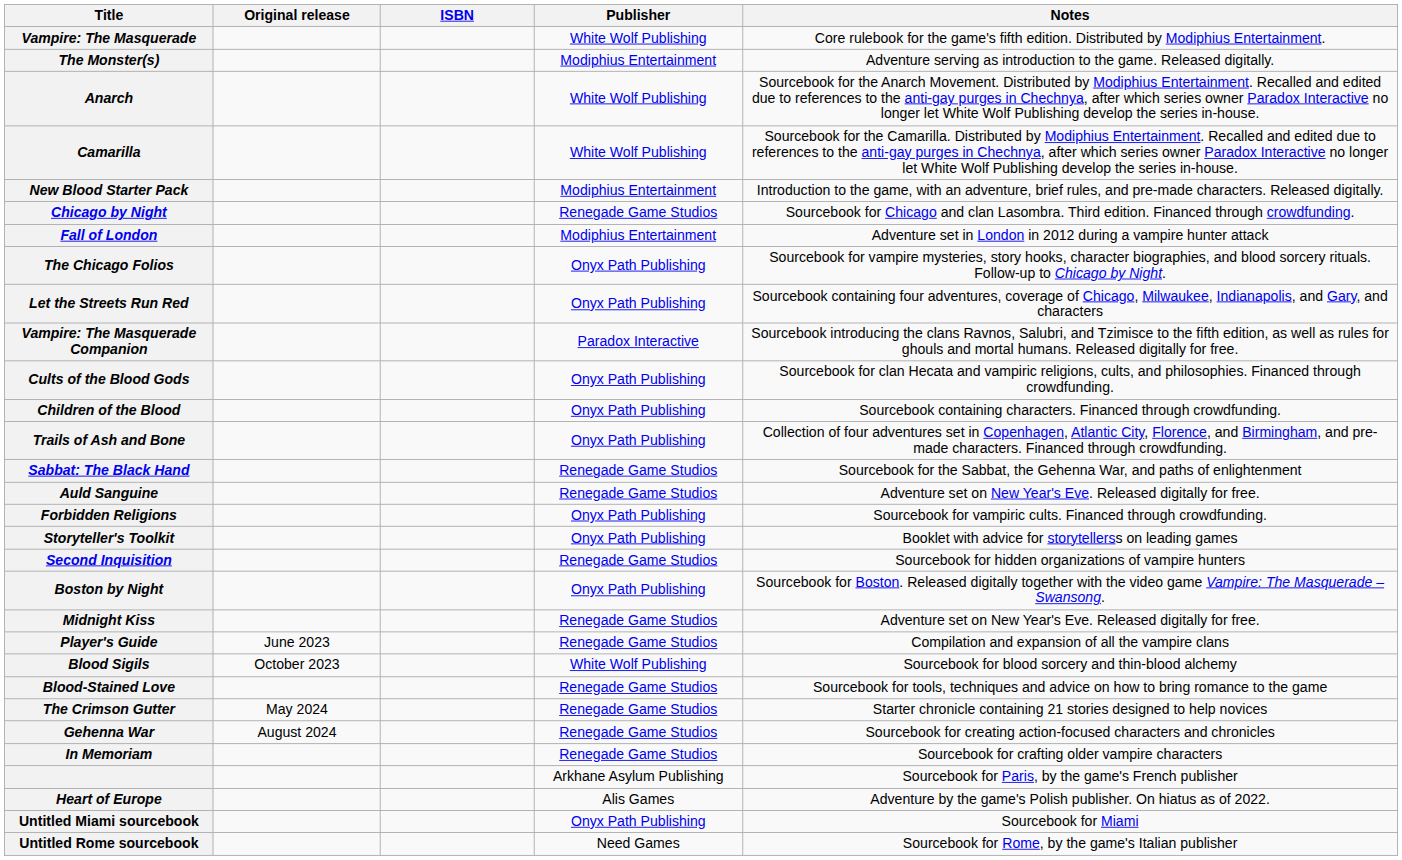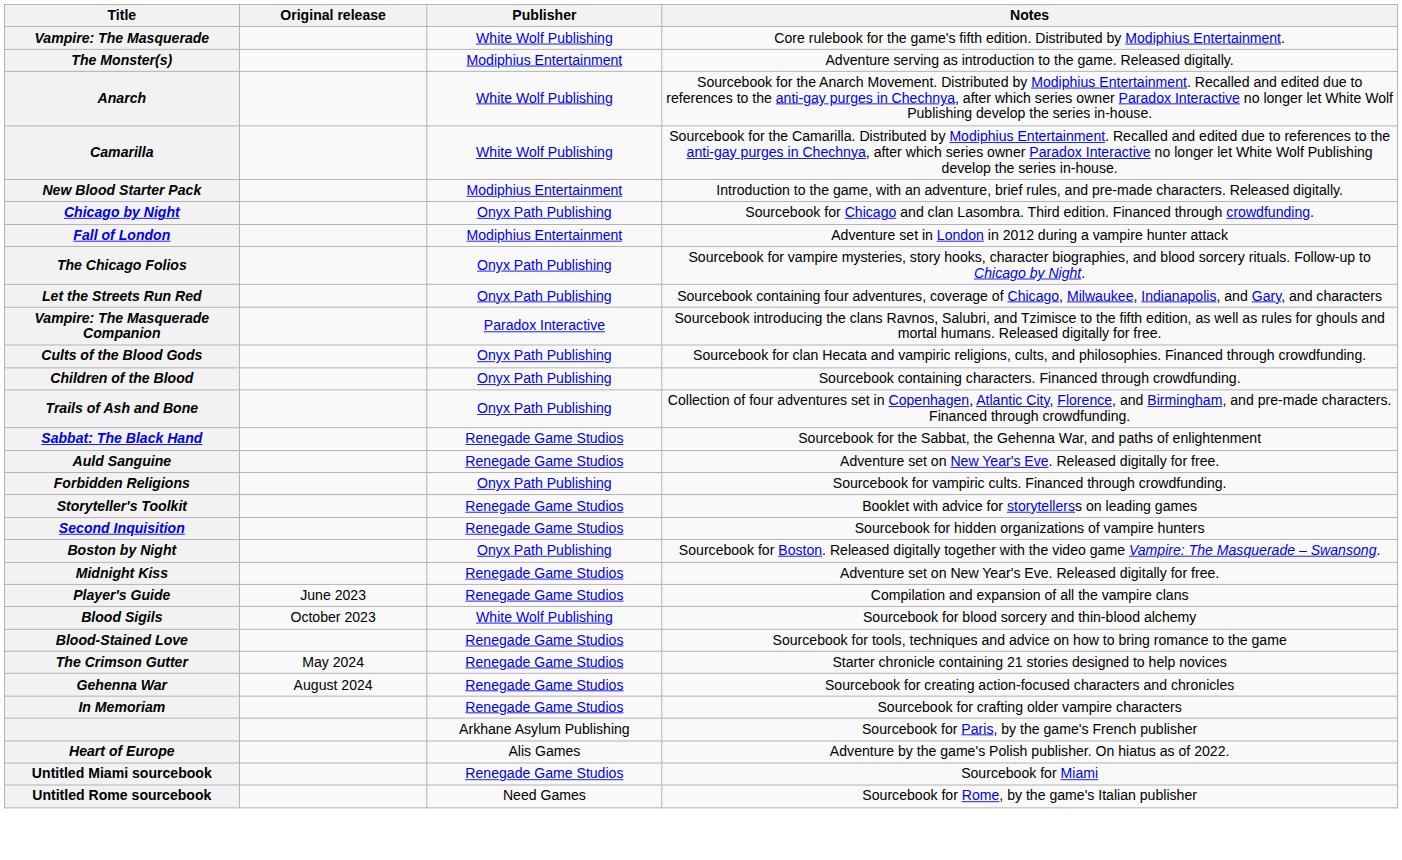- column: (457, 15)
(638, 213) Renegade Game Studios -> (544, 213) Onyx Path Publishing
(638, 537) Onyx Path Publishing -> (544, 506) Renegade Game Studios
(638, 821) Onyx Path Publishing -> (544, 774) Renegade Game Studios
